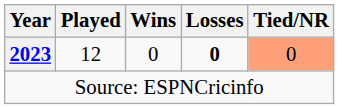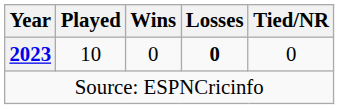(91, 53) 12 -> (91, 53) 10
(291, 53) lightsalmon background -> (291, 53) no background
